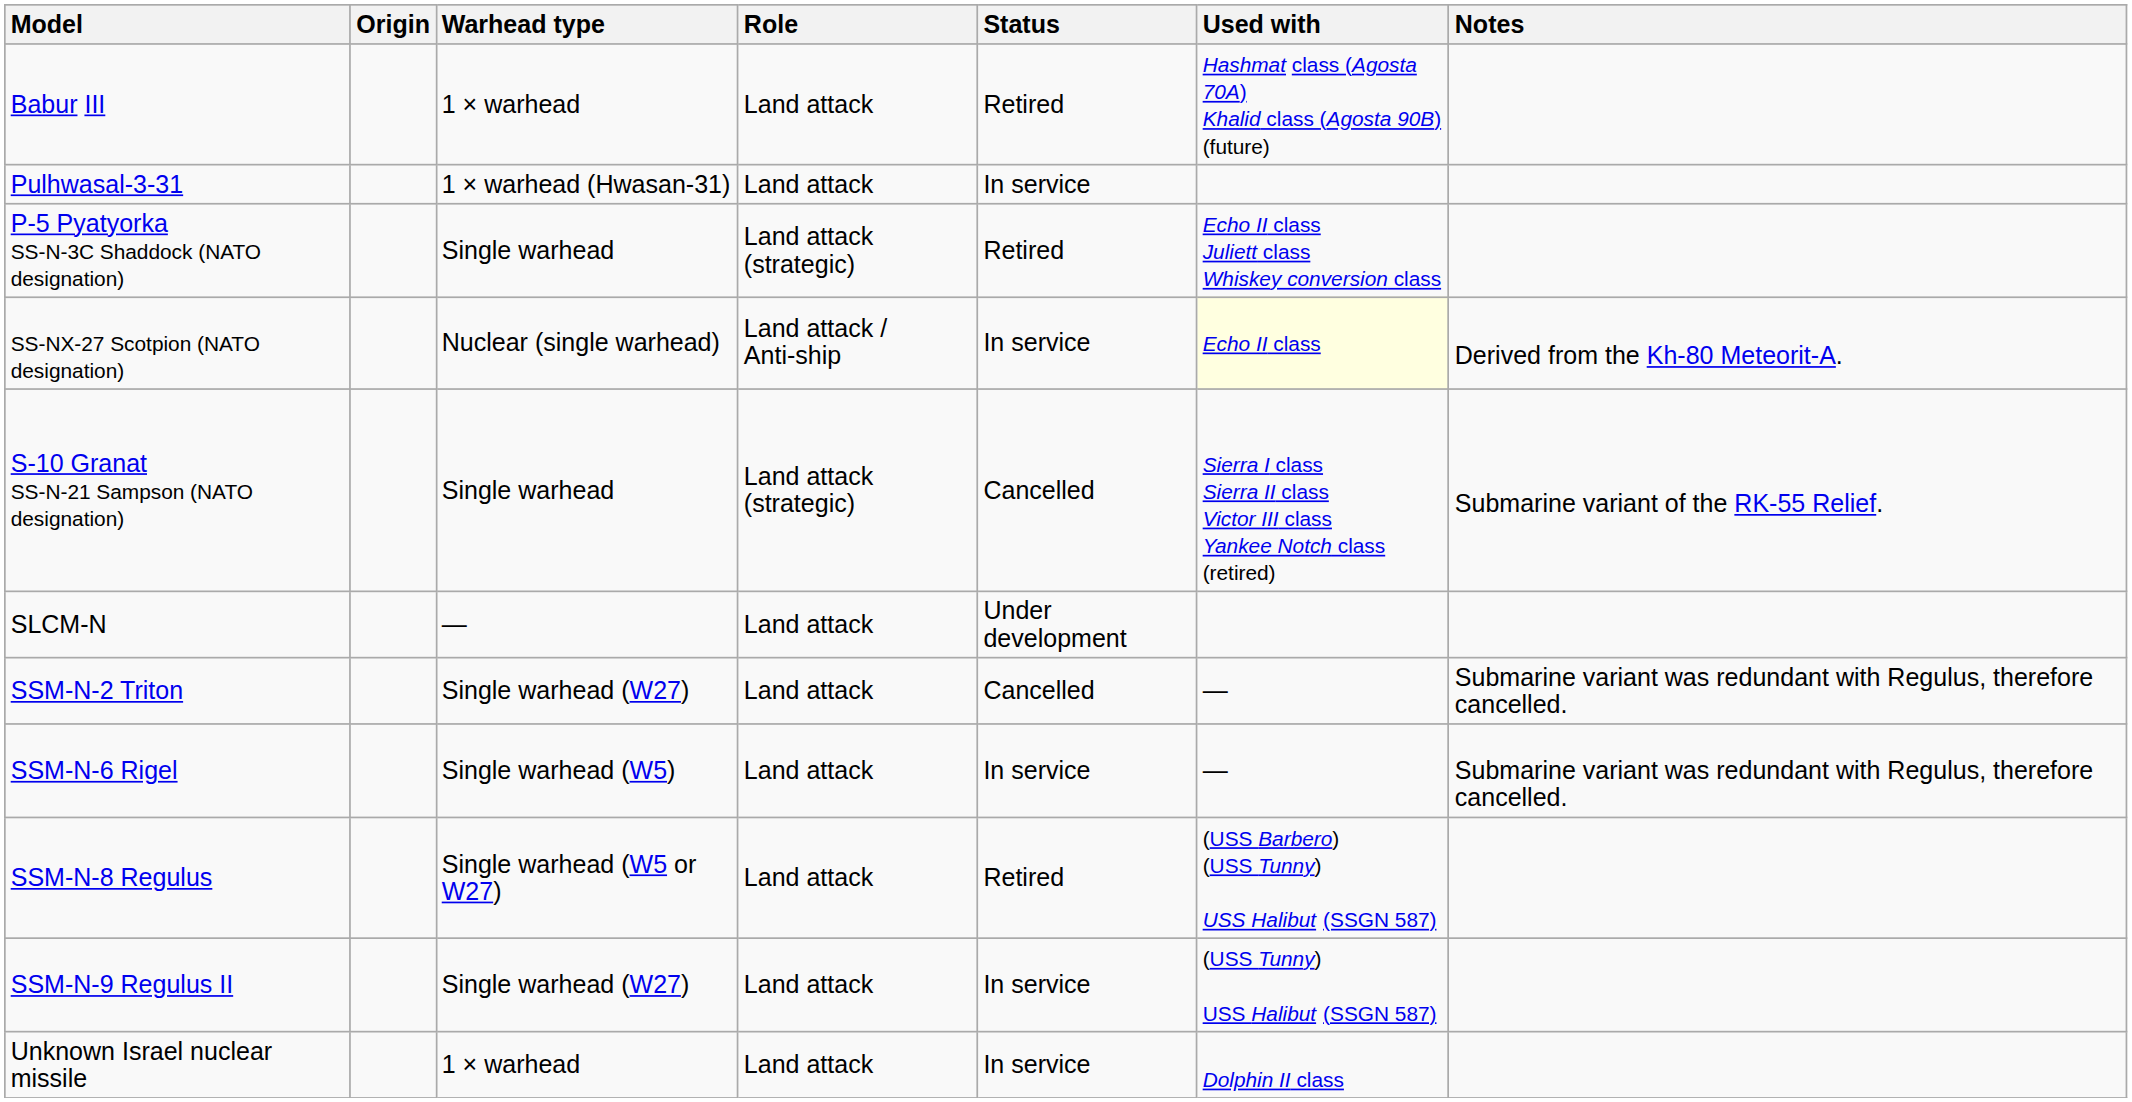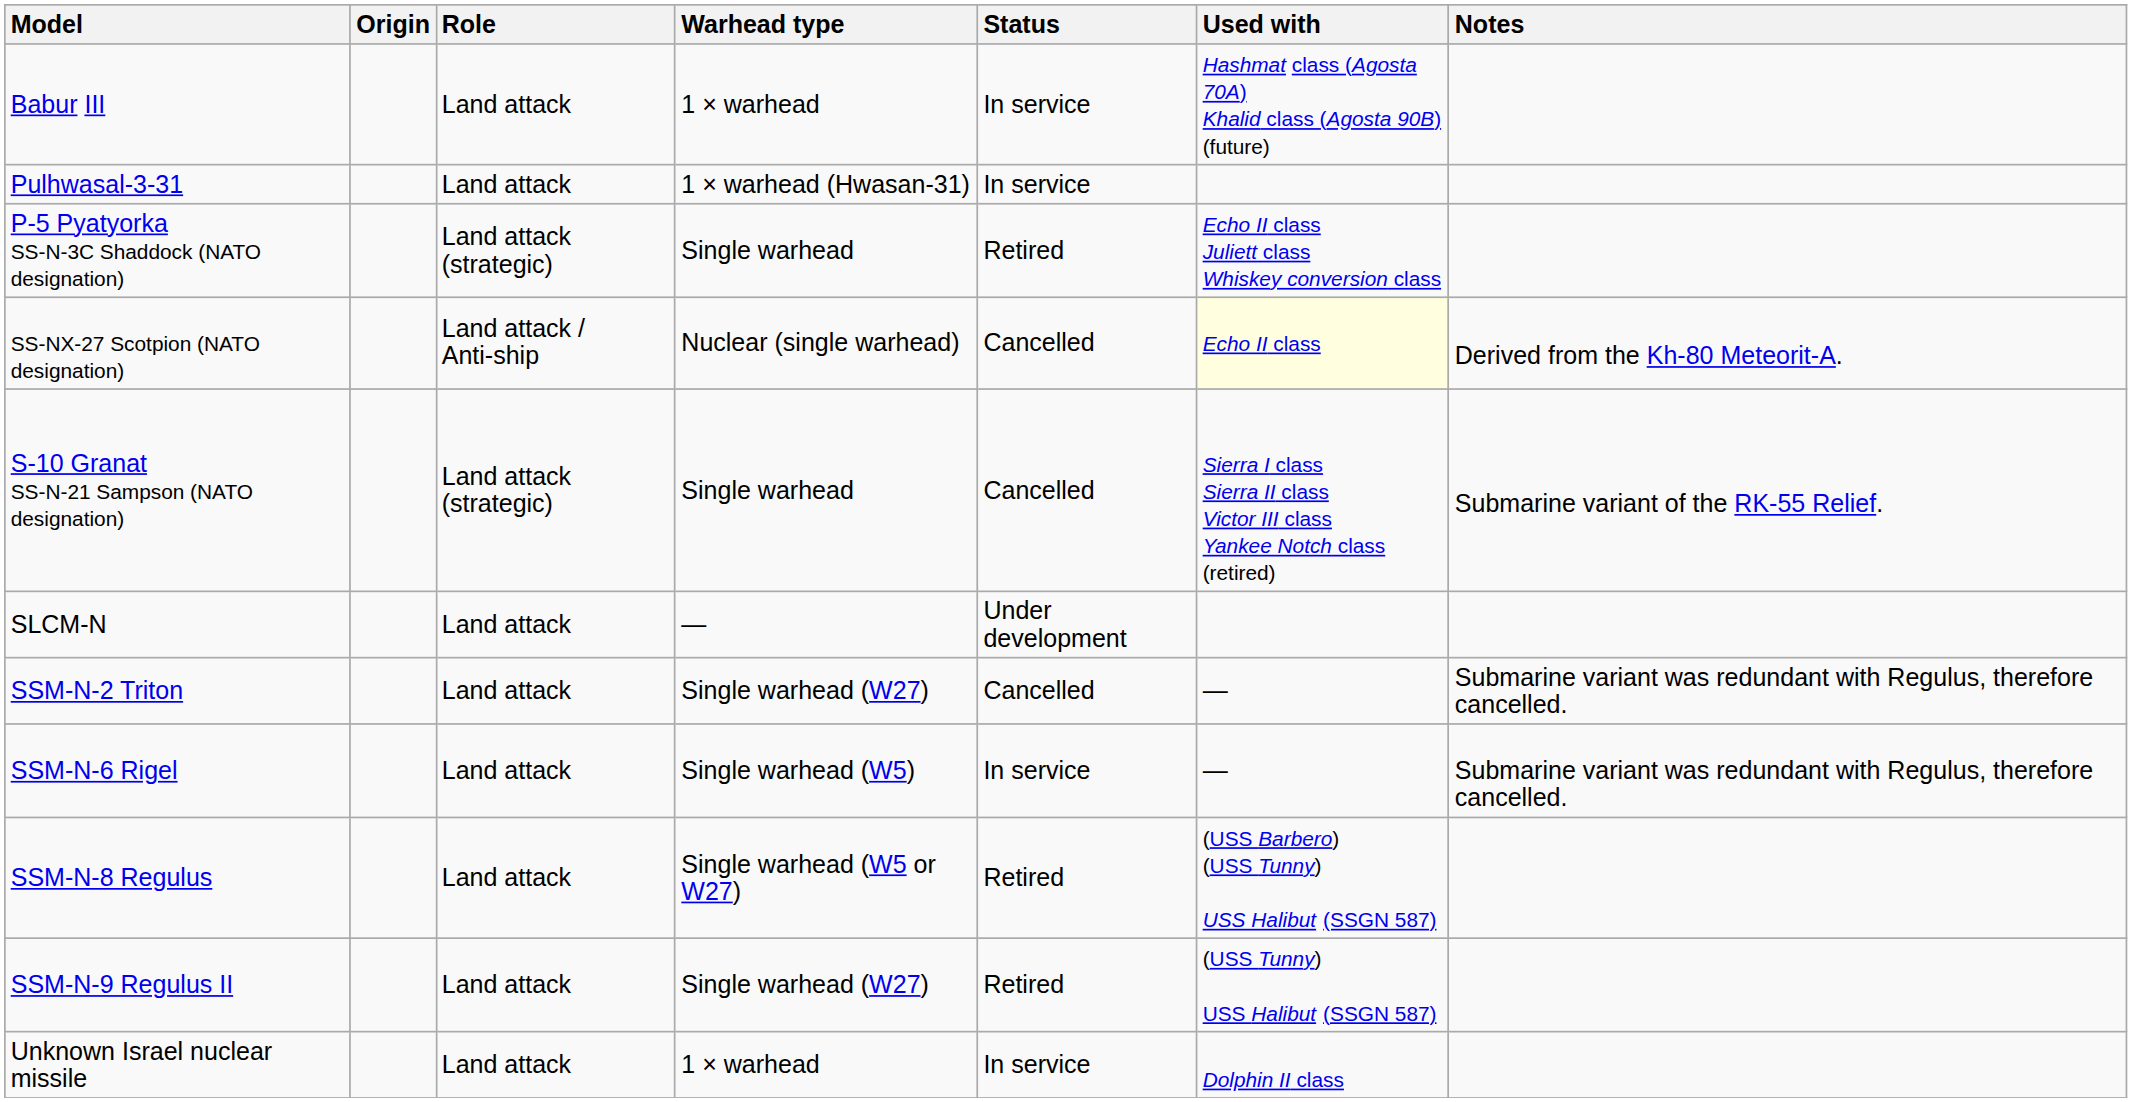columns swapped: (771, 24) <-> (523, 24)
(1024, 104) Retired -> (1037, 104) In service
(1037, 343) In service -> (1039, 343) Cancelled
(1037, 984) In service -> (1024, 984) Retired
